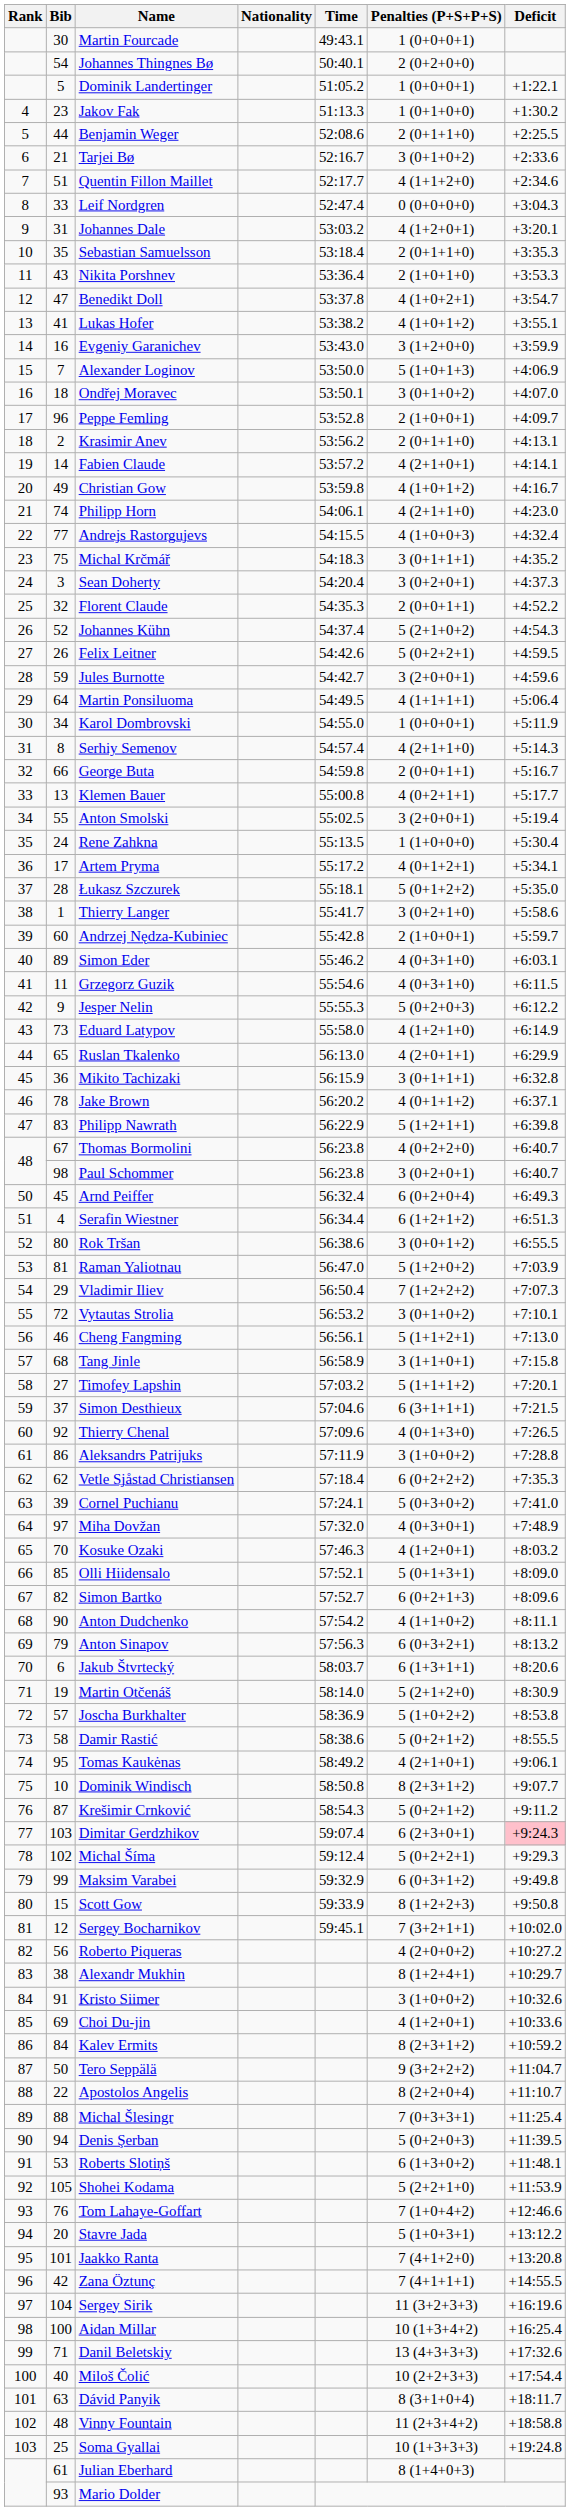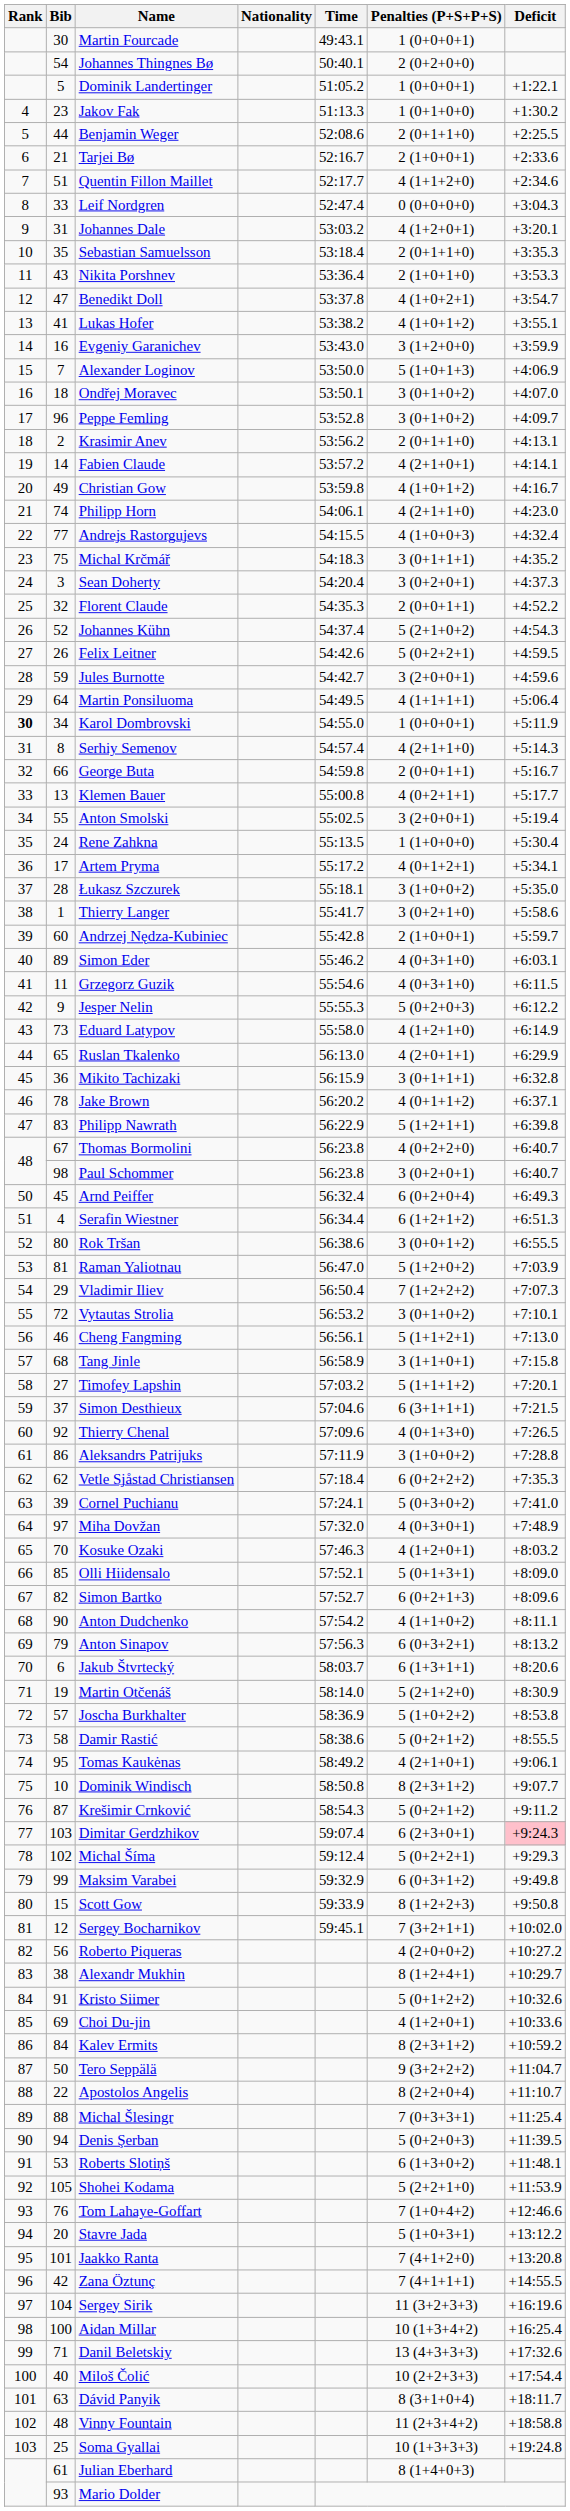(436, 157) 3 (0+1+0+2) -> (436, 157) 2 (1+0+0+1)
(436, 417) 2 (1+0+0+1) -> (436, 417) 3 (0+1+0+2)
(25, 724) normal -> (25, 724) bold
(436, 889) 5 (0+1+2+2) -> (436, 889) 3 (1+0+0+2)
(436, 1998) 3 (1+0+0+2) -> (436, 1998) 5 (0+1+2+2)
